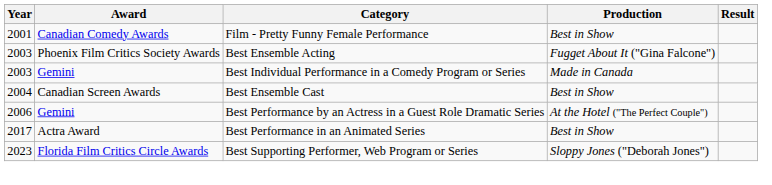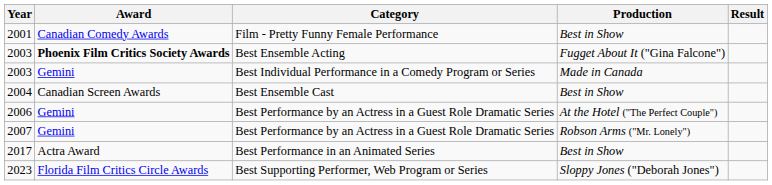(129, 53) normal -> (134, 53) bold
+ row: (20, 131)
